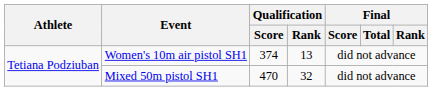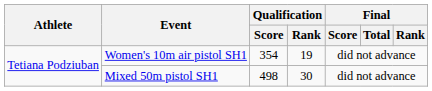(269, 55) 374 -> (269, 55) 354
(306, 55) 13 -> (306, 55) 19
(269, 76) 470 -> (269, 76) 498
(306, 76) 32 -> (306, 76) 30
